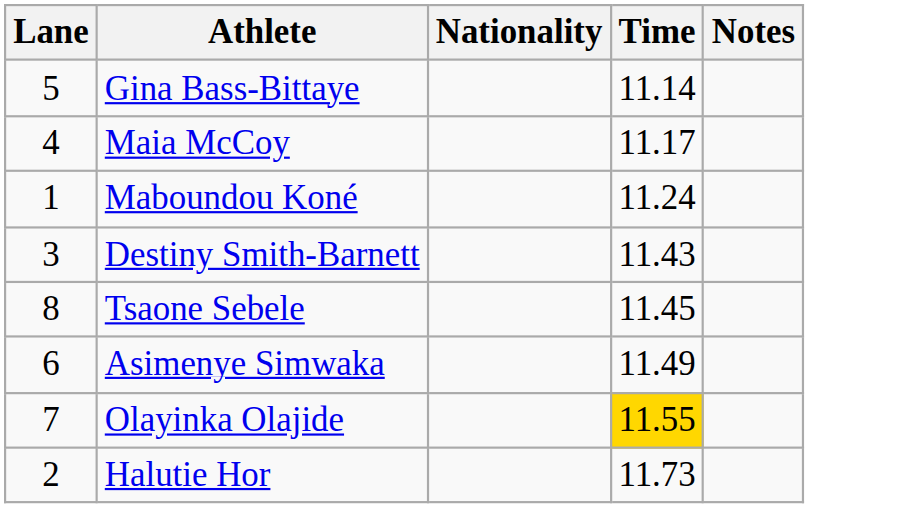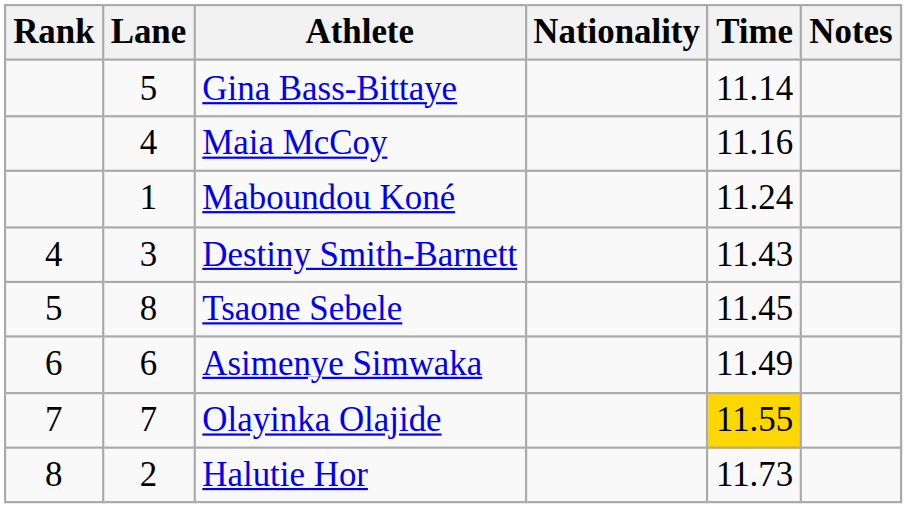+ column: (54, 32)
(657, 142) 11.17 -> (755, 142) 11.16
